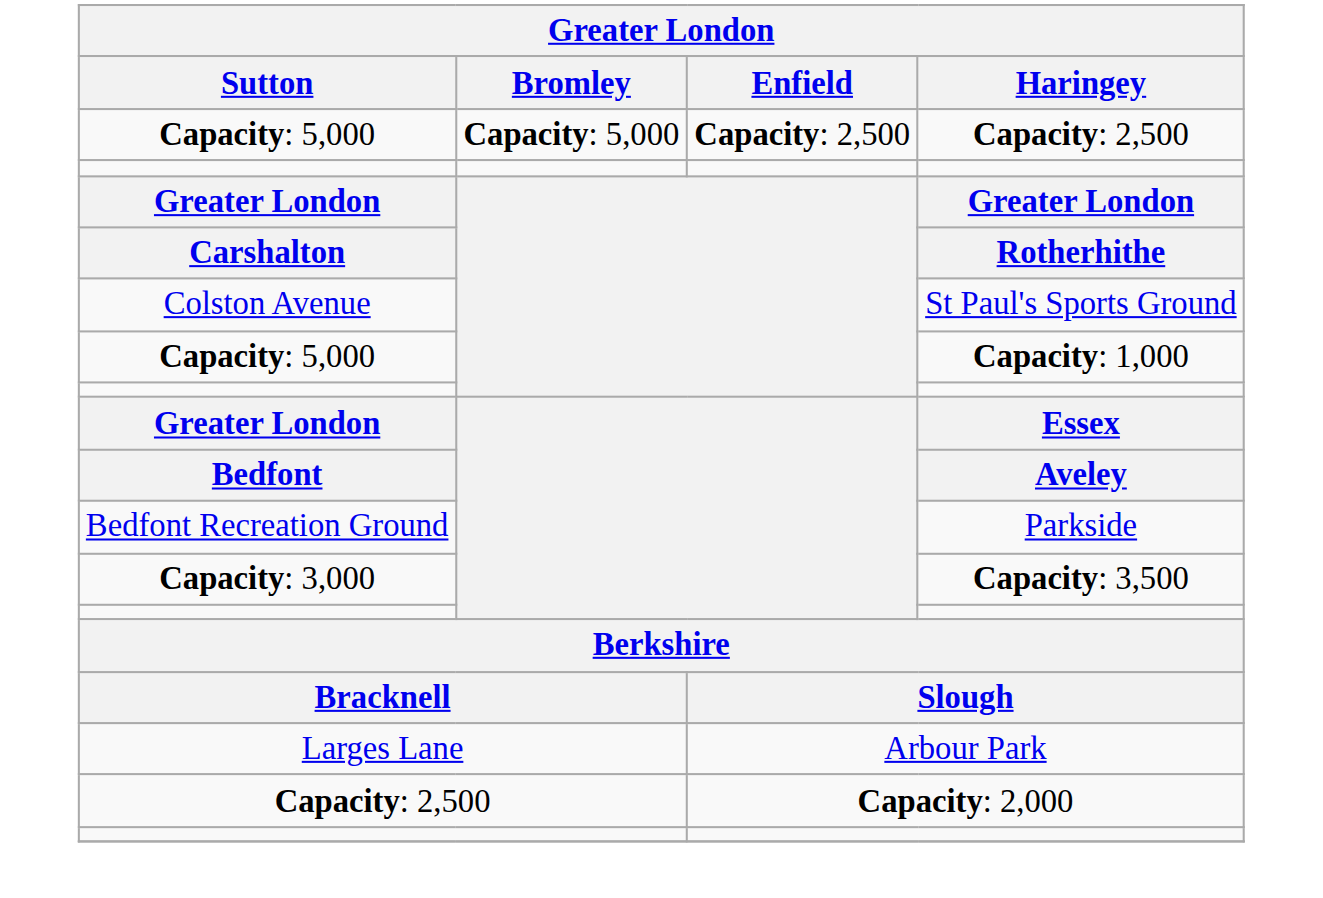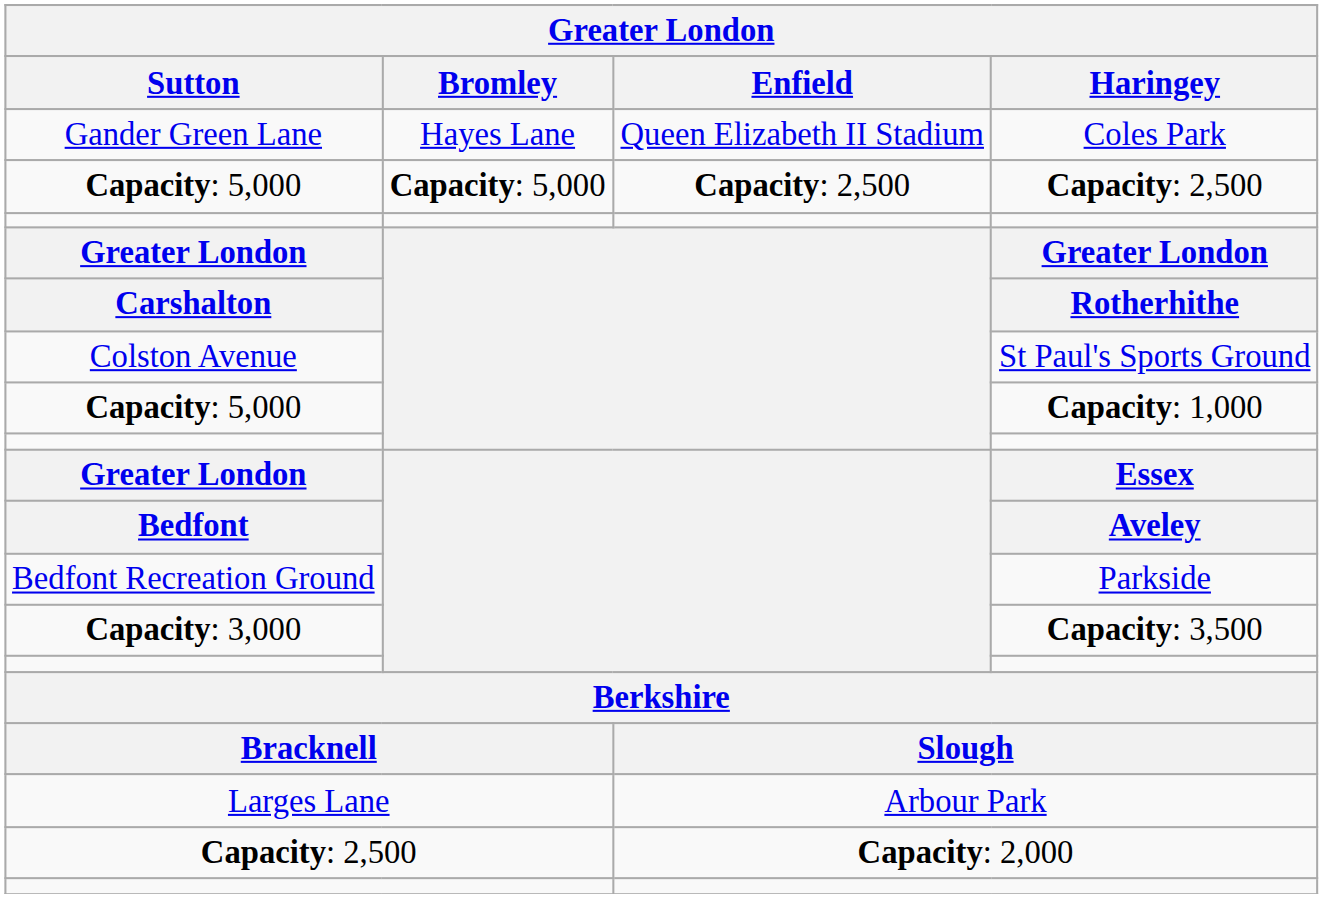+ row: (193, 133)
